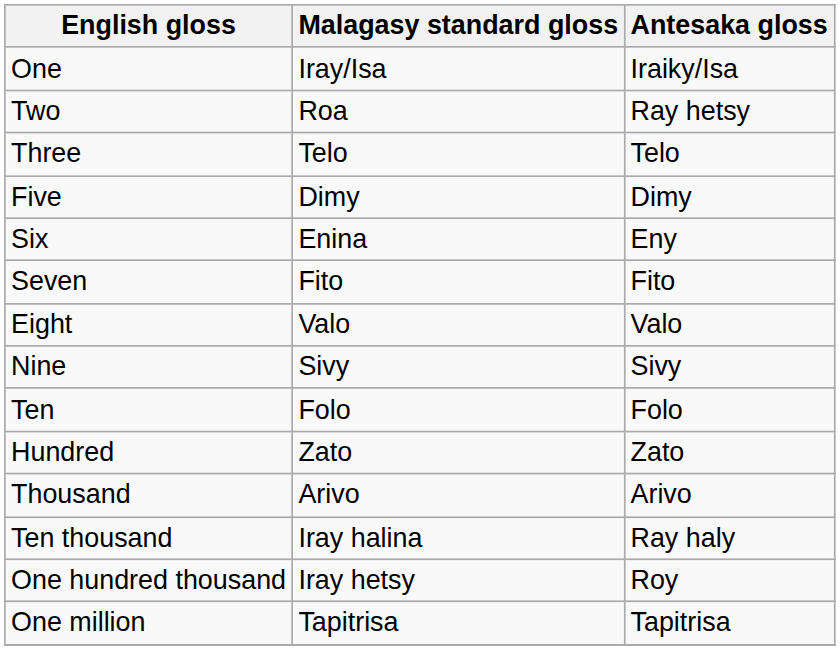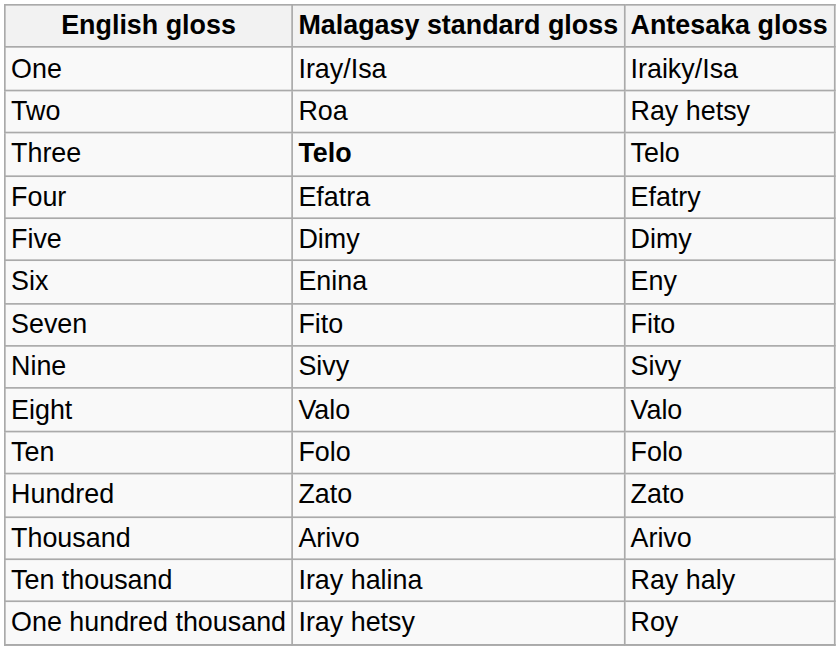(323, 153) normal -> (325, 153) bold
+ row: (39, 196)
rows swapped: (42, 324) <-> (39, 366)
- row: (78, 622)
